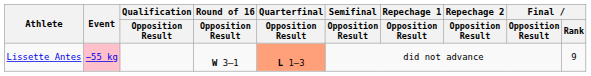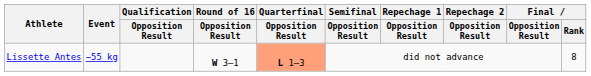(102, 57) pink background -> (102, 57) no background
(574, 57) 9 -> (574, 57) 8
